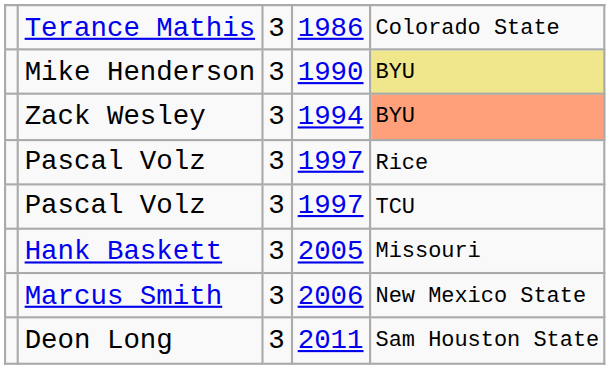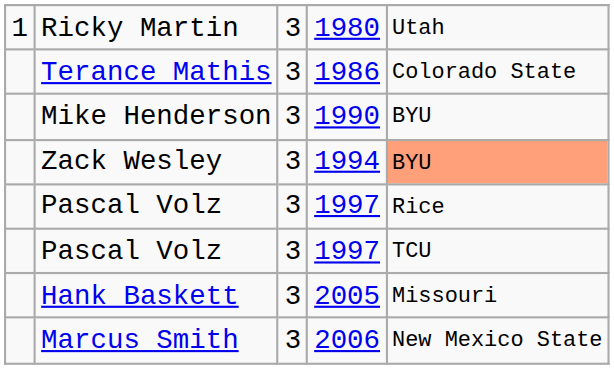+ row: (140, 27)
(395, 72) khaki background -> (412, 117) no background
- row: (99, 340)
